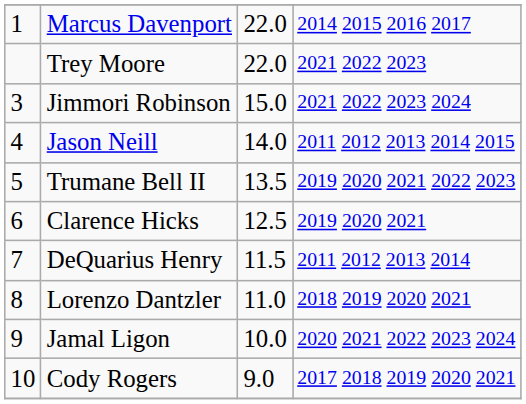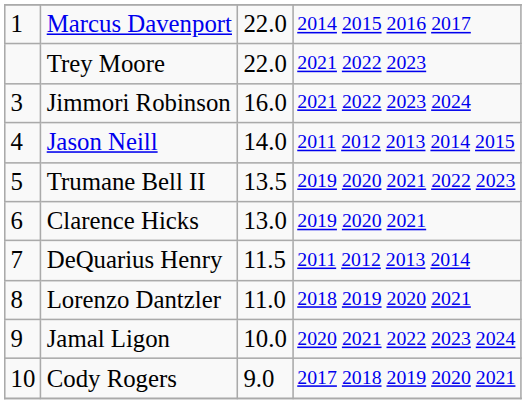(265, 102) 15.0 -> (265, 102) 16.0
(265, 220) 12.5 -> (265, 220) 13.0
